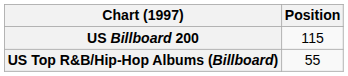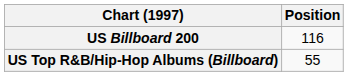(313, 37) 115 -> (313, 37) 116
